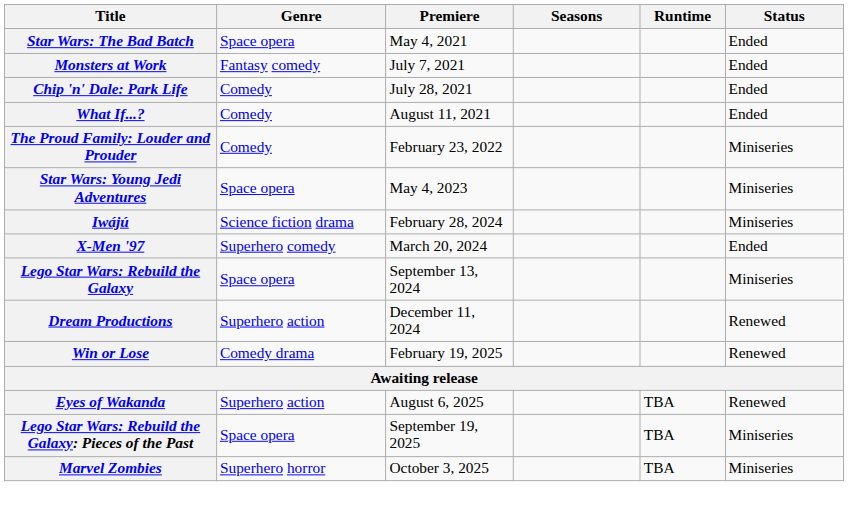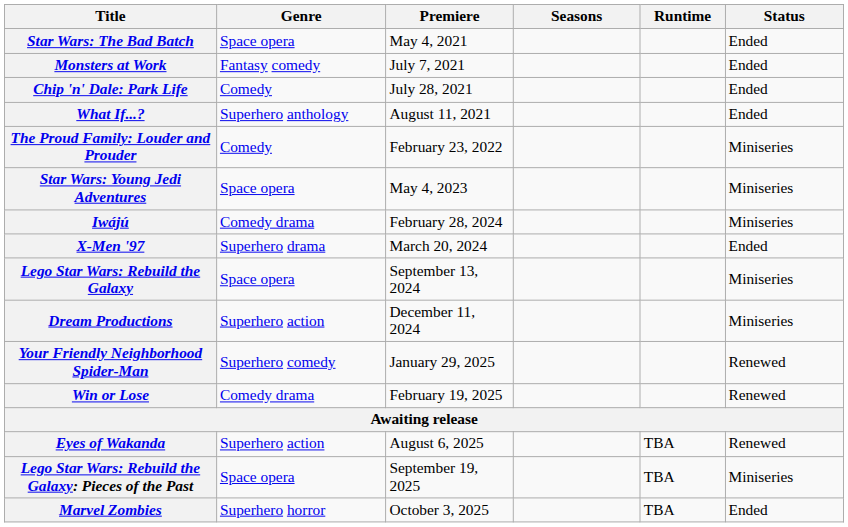(246, 114) Comedy -> (284, 114) Superhero anthology
(287, 221) Science fiction drama -> (267, 221) Comedy drama
(278, 246) Superhero comedy -> (273, 246) Superhero drama
(757, 320) Renewed -> (761, 320) Miniseries
+ row: (110, 362)
(761, 468) Miniseries -> (748, 510) Ended
